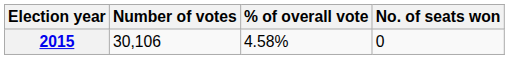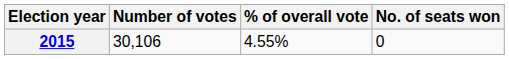(266, 41) 4.58% -> (266, 41) 4.55%
